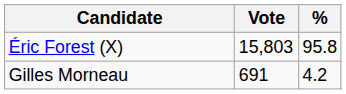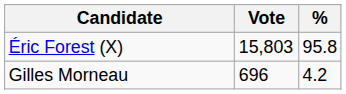(254, 74) 691 -> (254, 74) 696
